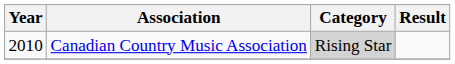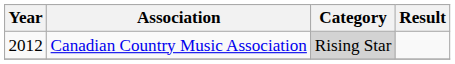(26, 45) 2010 -> (26, 45) 2012
